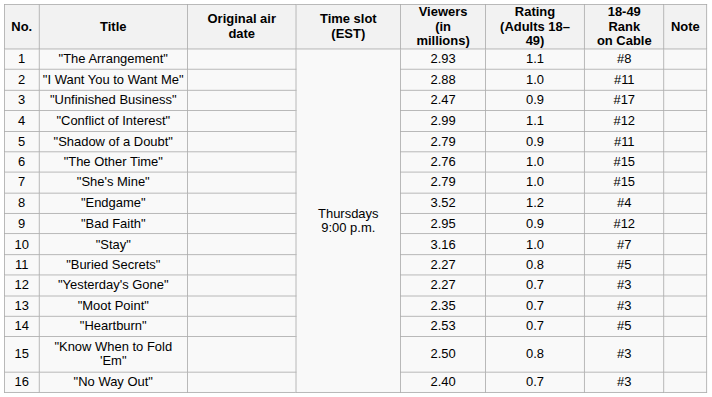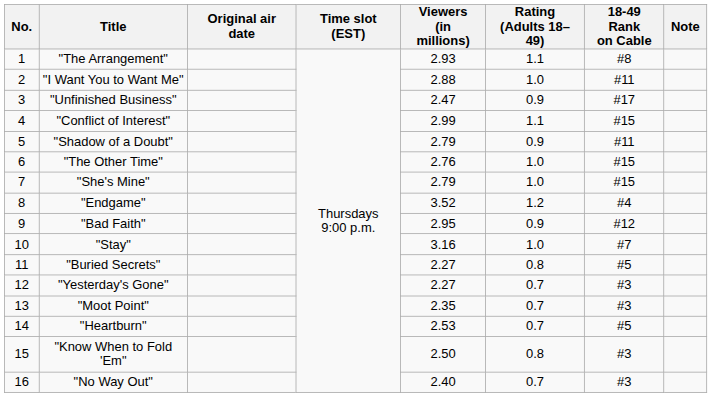(624, 120) #12 -> (624, 120) #15
